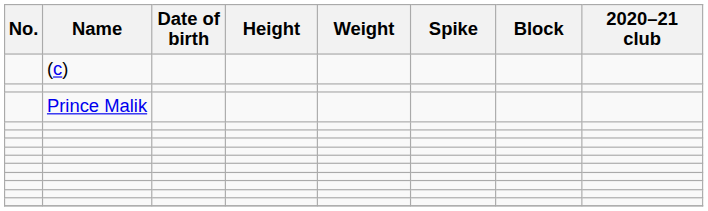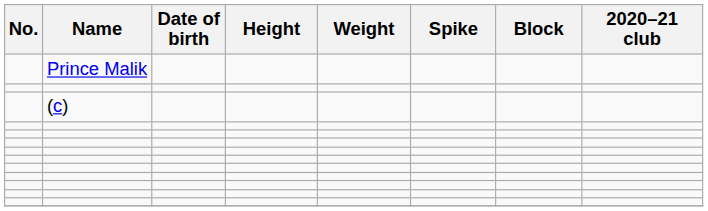rows swapped: (24, 69) <-> (24, 107)
